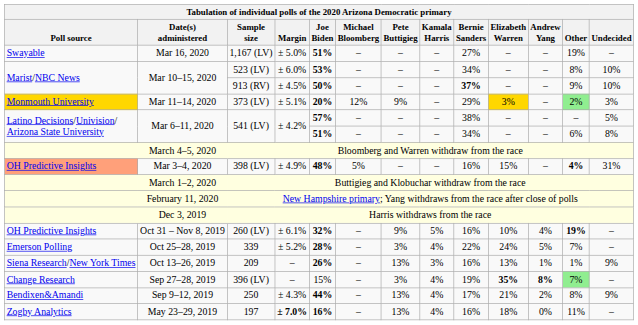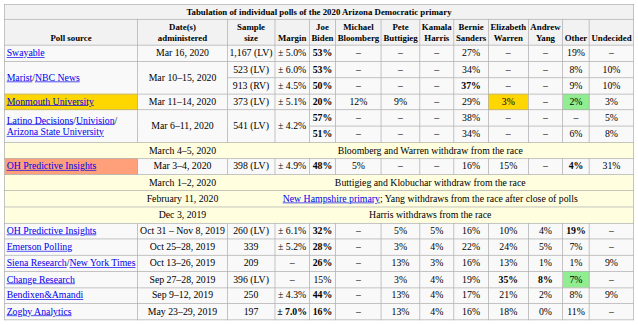(322, 53) 51% -> (322, 53) 53%
(401, 231) 9% -> (401, 231) 5%
